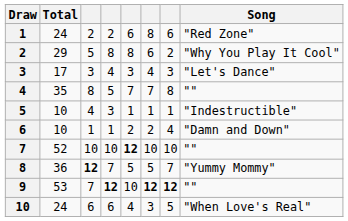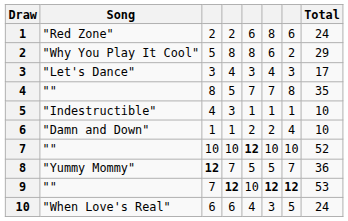columns swapped: (261, 14) <-> (60, 14)
